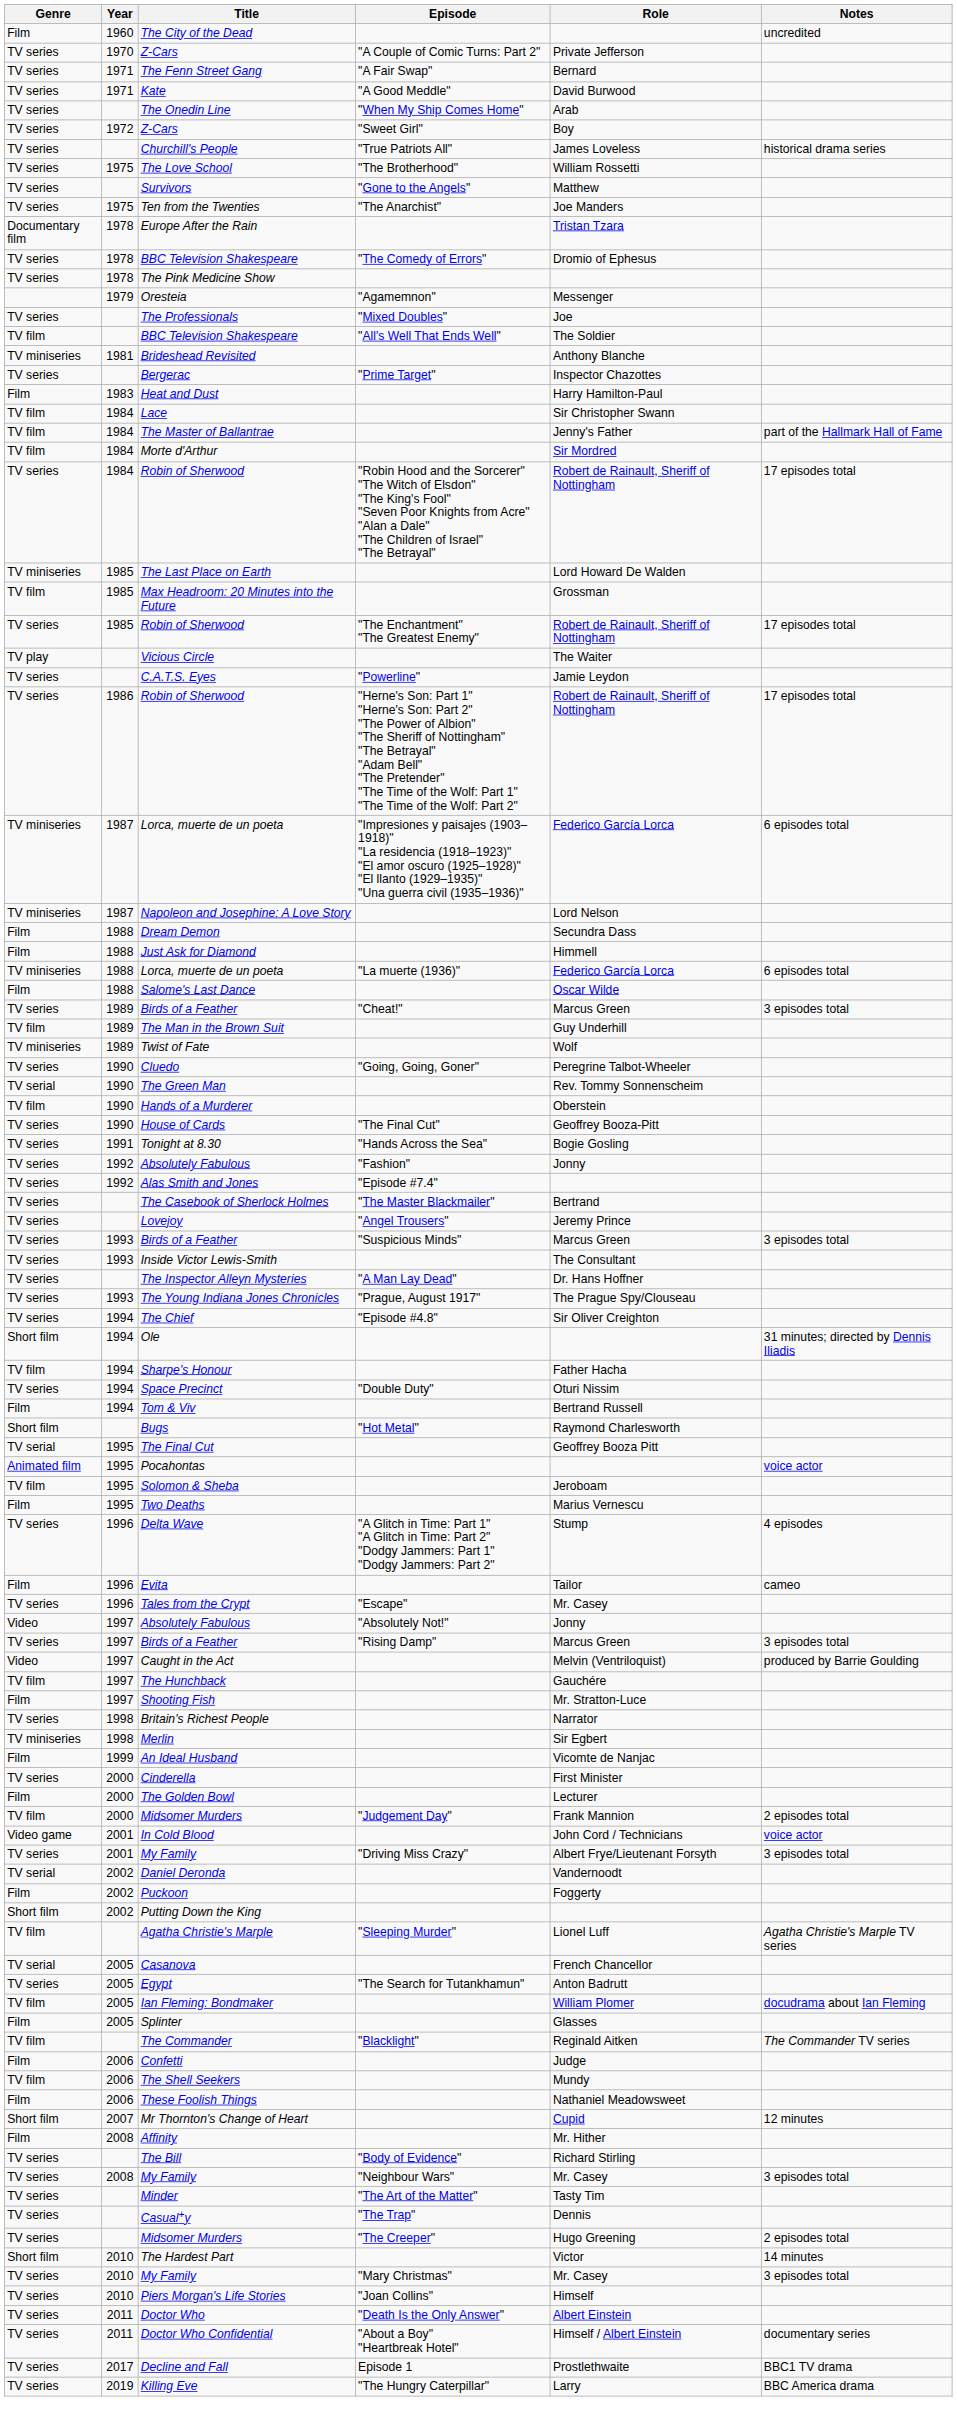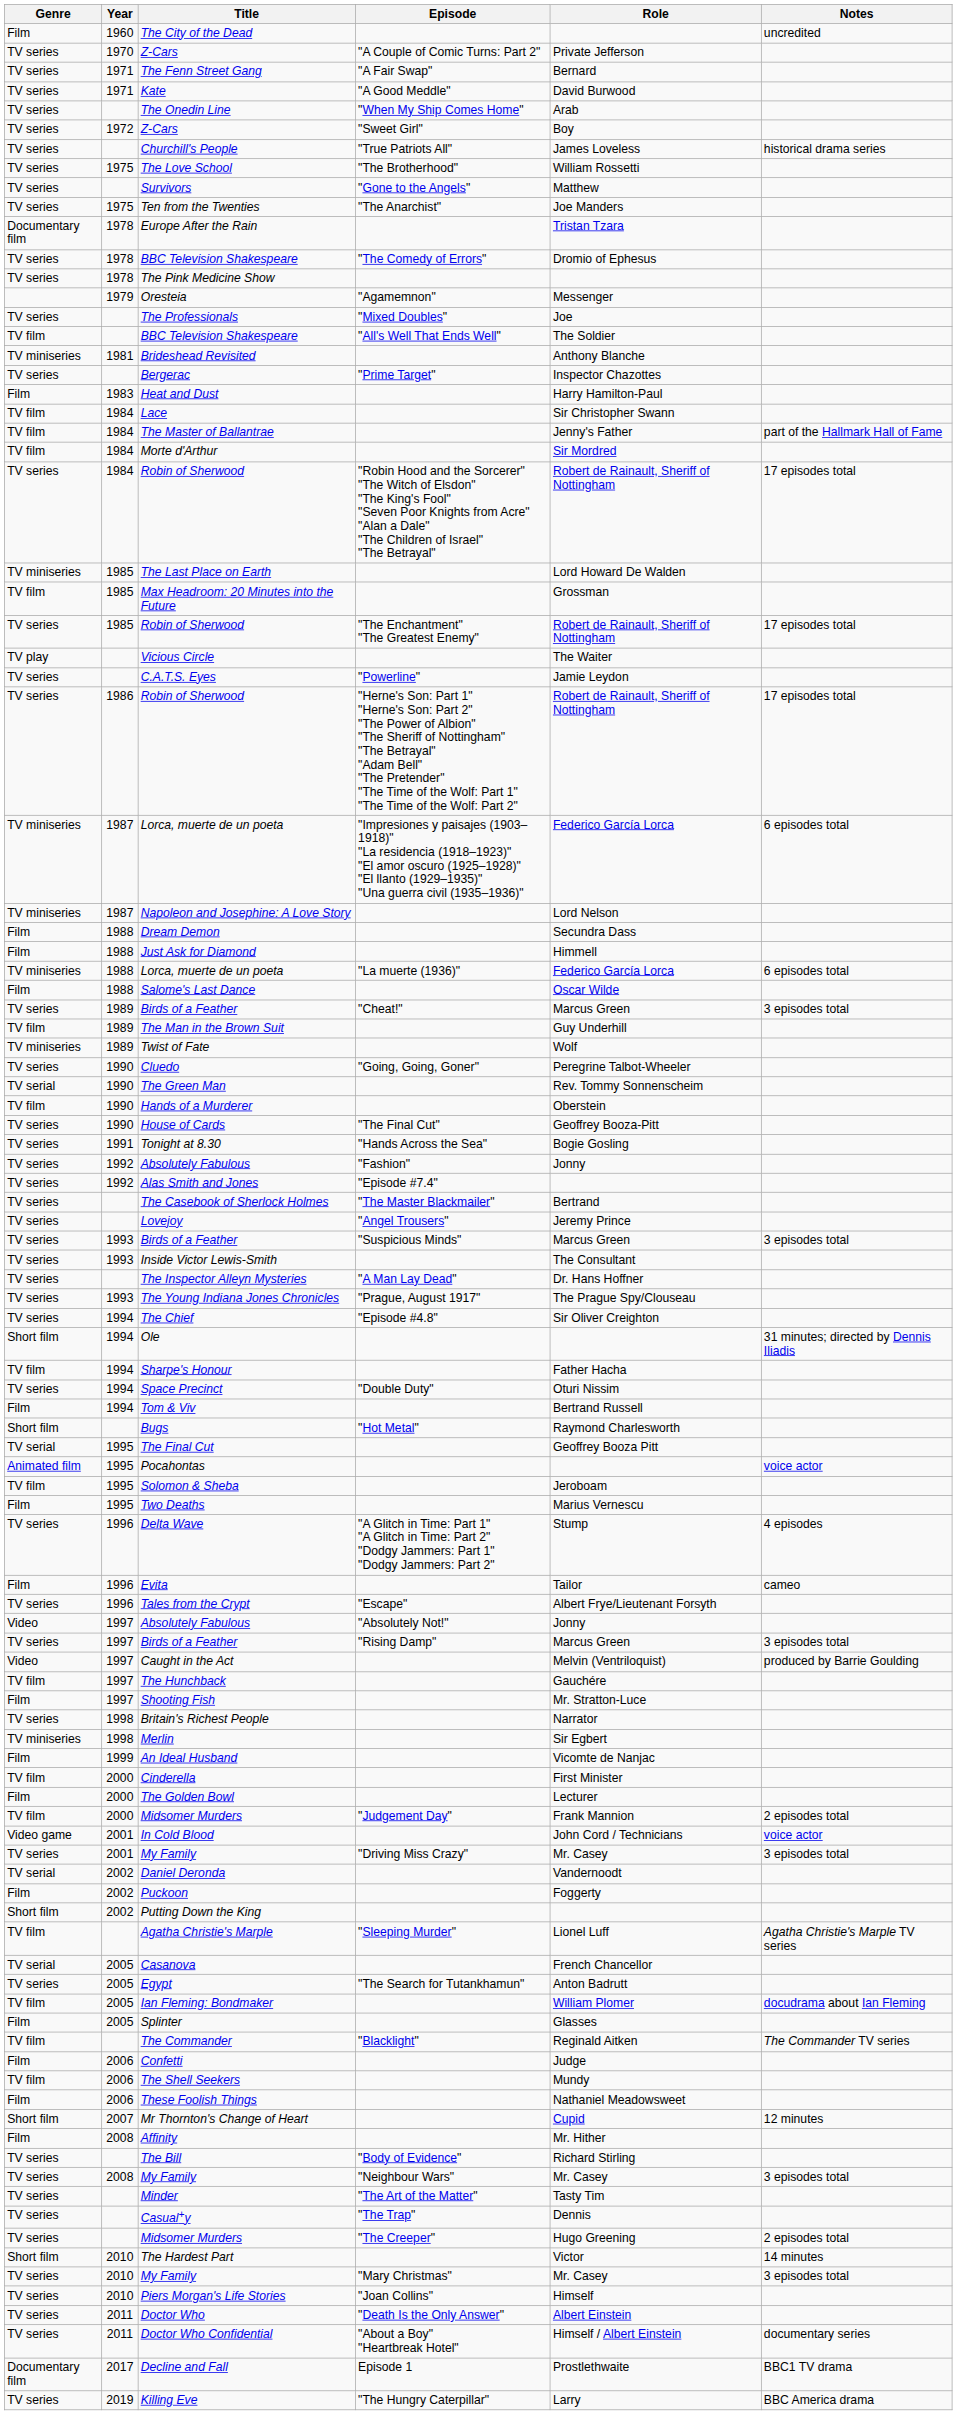(580, 1604) Mr. Casey -> (635, 1604) Albert Frye/Lieutenant Forsyth
(33, 1777) TV series -> (26, 1777) TV film
(635, 1854) Albert Frye/Lieutenant Forsyth -> (580, 1854) Mr. Casey
(33, 2367) TV series -> (43, 2374) Documentary film
